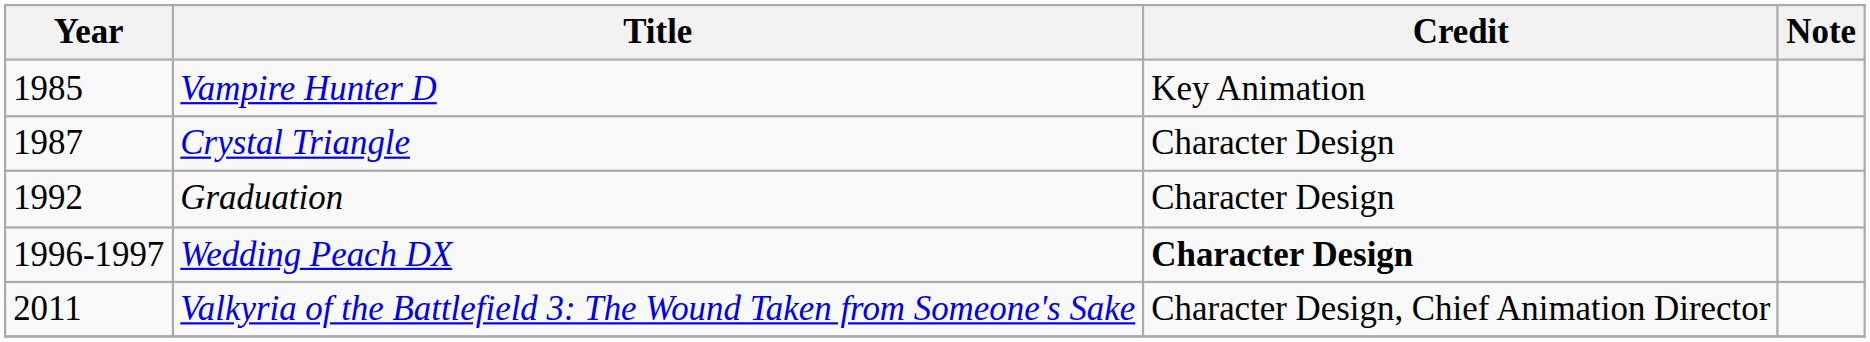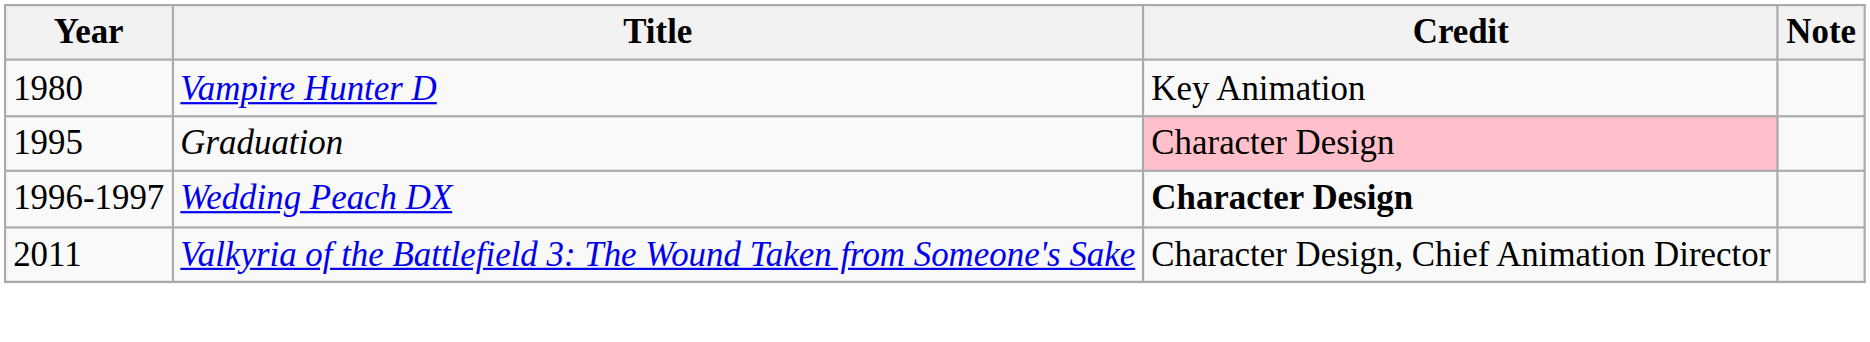(48, 87) 1985 -> (48, 87) 1980
- row: (295, 142)
(48, 198) 1992 -> (48, 142) 1995
(1273, 198) no background -> (1273, 142) pink background
